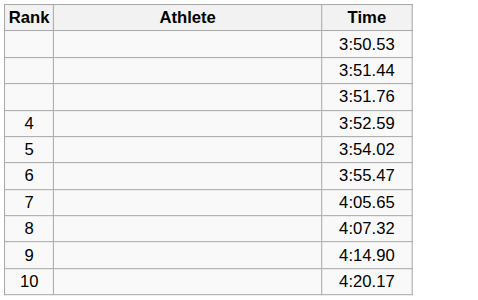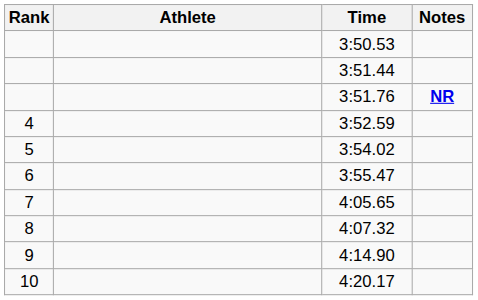+ column: (442, 17)
